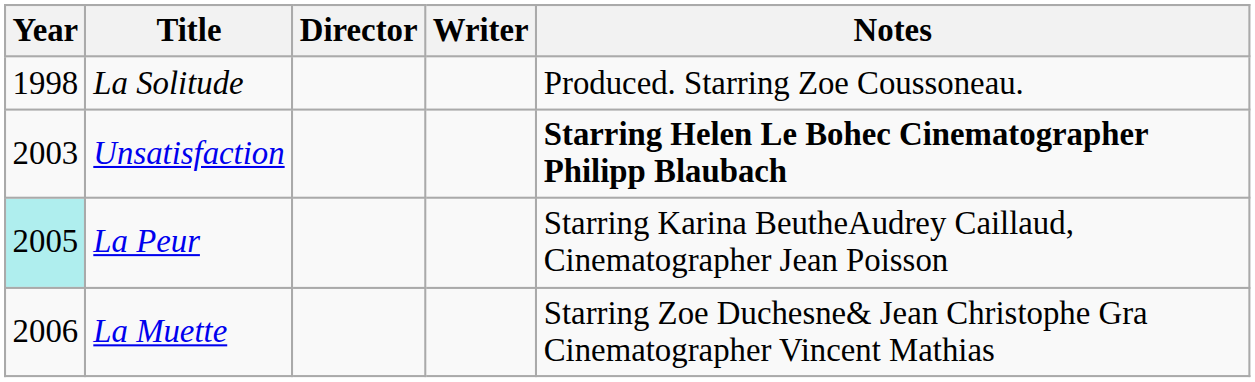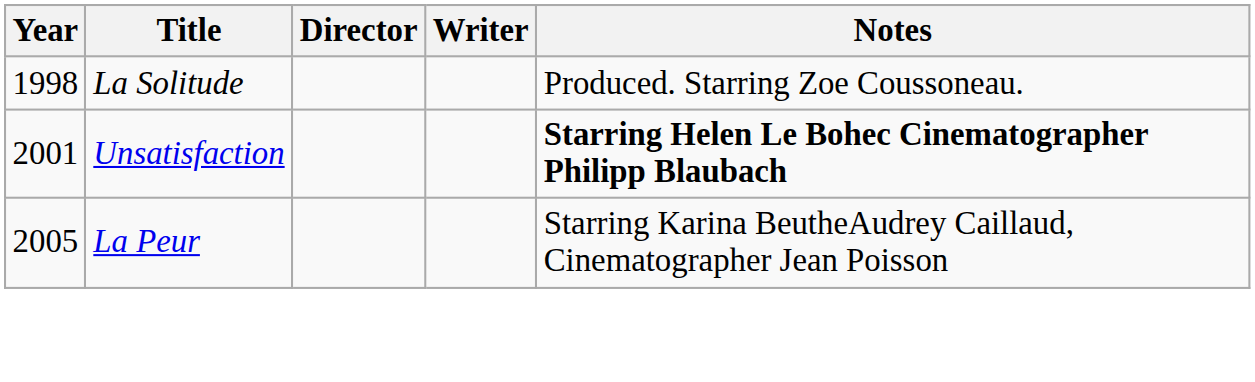(45, 152) 2003 -> (45, 152) 2001
(45, 241) paleturquoise background -> (45, 241) no background
- row: (160, 330)
